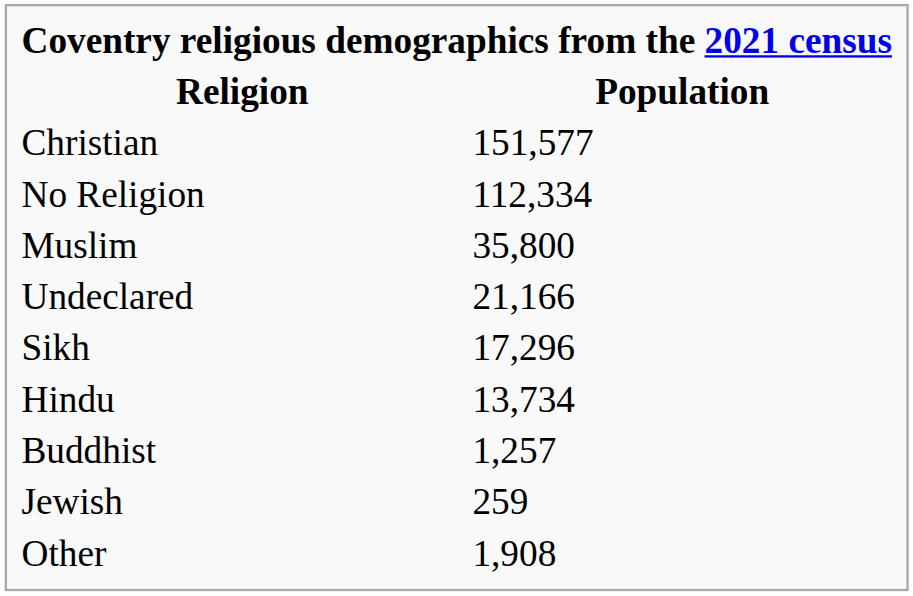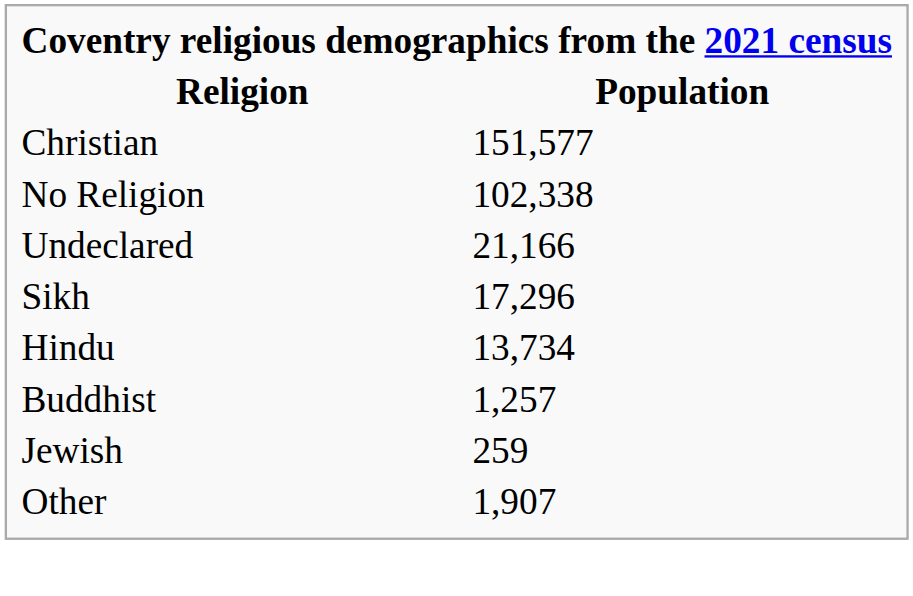(532, 194) 112,334 -> (533, 194) 102,338
- row: (79, 246)
(514, 553) 1,908 -> (514, 502) 1,907
